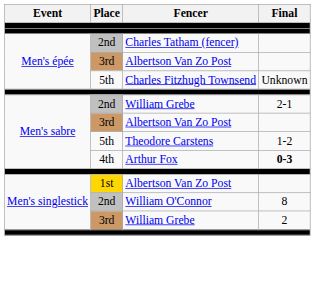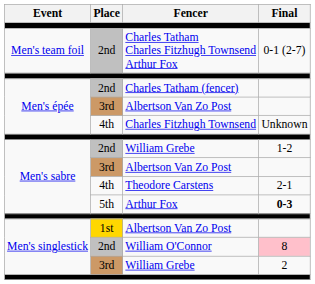+ row: (48, 50)
(107, 80) 5th -> (107, 124) 4th
(284, 104) 2-1 -> (284, 148) 1-2
(107, 141) 5th -> (107, 185) 4th
(284, 141) 1-2 -> (284, 185) 2-1
(107, 159) 4th -> (107, 204) 5th
(284, 202) no background -> (284, 246) pink background
